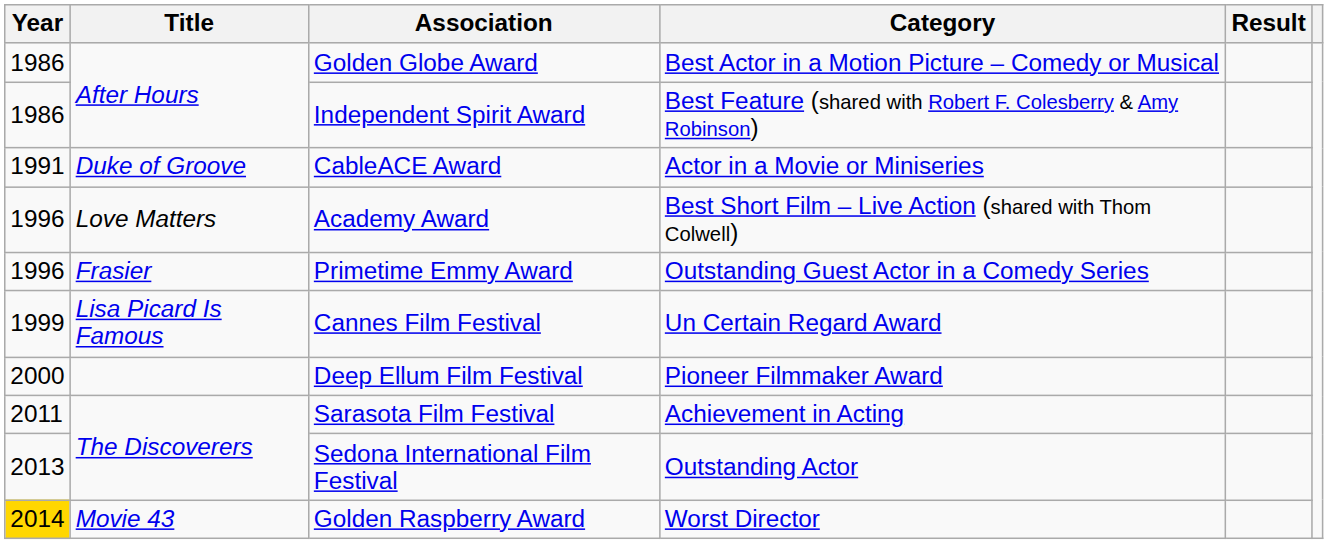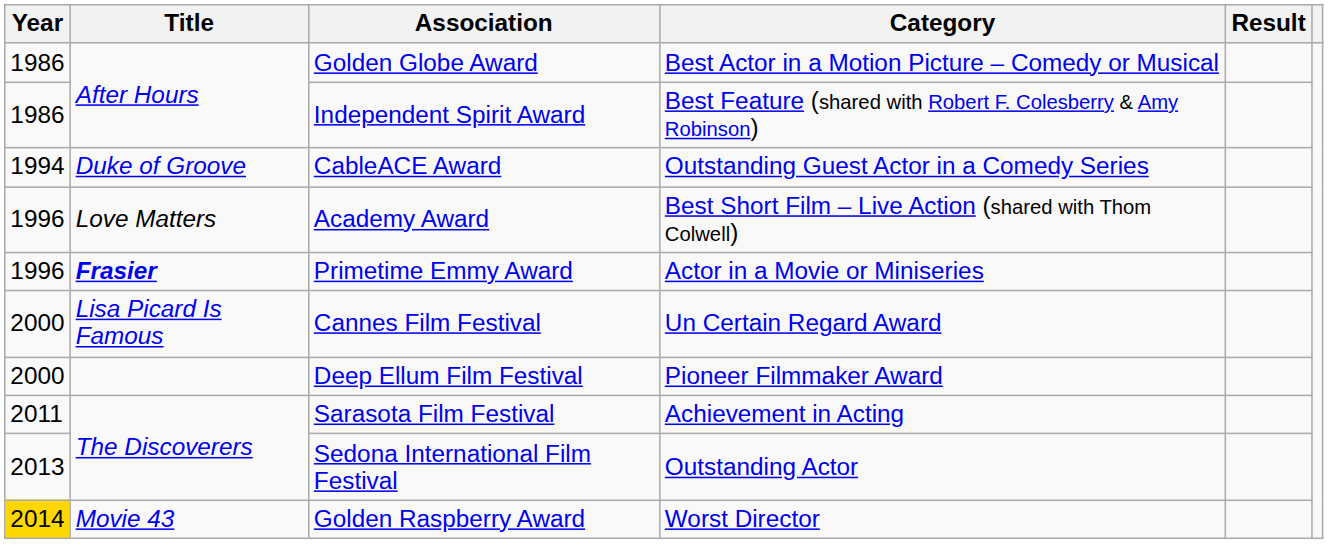(37, 166) 1991 -> (37, 166) 1994
(824, 166) Actor in a Movie or Miniseries -> (907, 166) Outstanding Guest Actor in a Comedy Series
(114, 271) normal -> (116, 271) bold
(907, 271) Outstanding Guest Actor in a Comedy Series -> (824, 271) Actor in a Movie or Miniseries
(37, 323) 1999 -> (37, 323) 2000
